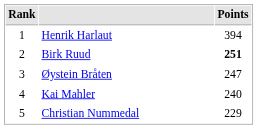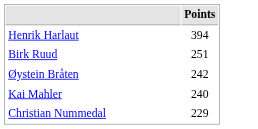- column: (22, 15)
(233, 55) bold -> (200, 55) normal
(233, 74) 247 -> (200, 74) 242
